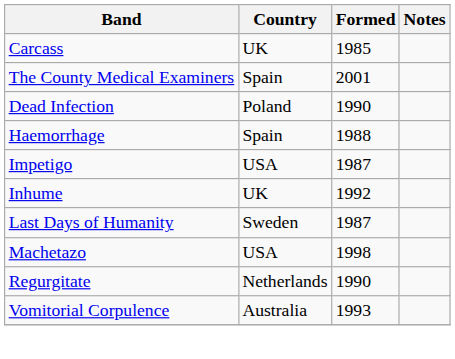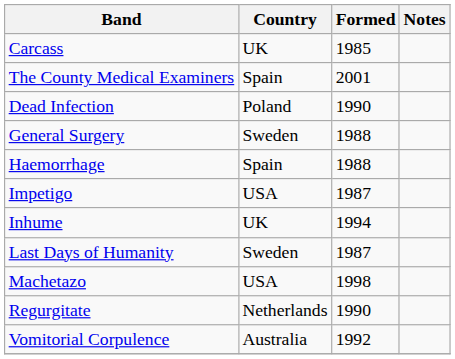+ row: (66, 135)
(353, 193) 1992 -> (353, 222) 1994
(353, 309) 1993 -> (353, 339) 1992
